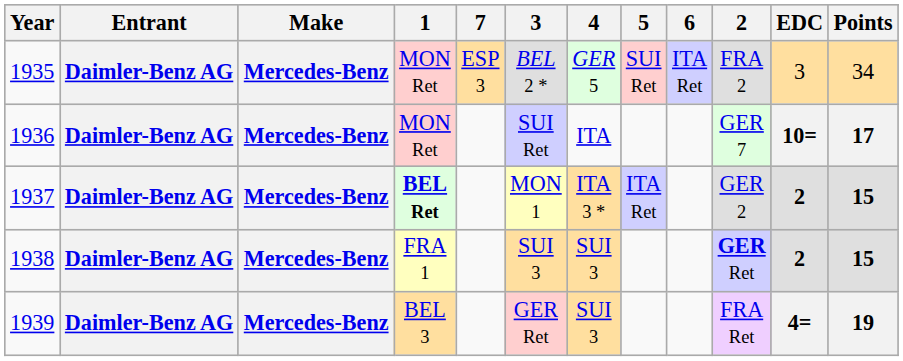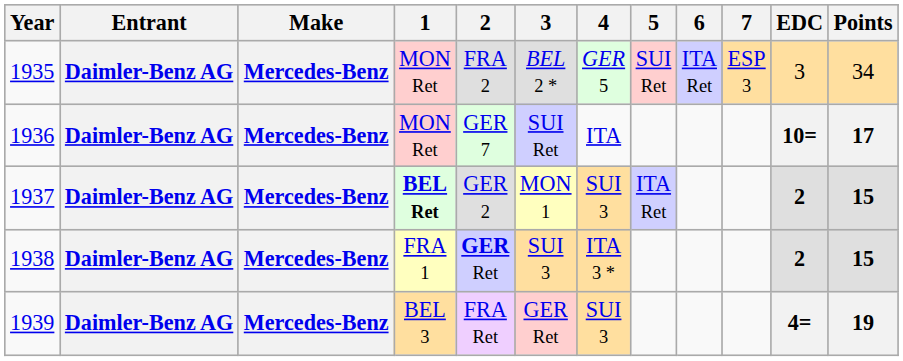columns swapped: (742, 22) <-> (480, 22)
(594, 196) ITA 3 * -> (604, 196) SUI 3
(594, 259) SUI 3 -> (604, 259) ITA 3 *
